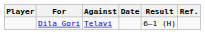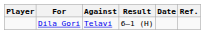columns swapped: (160, 11) <-> (130, 11)
